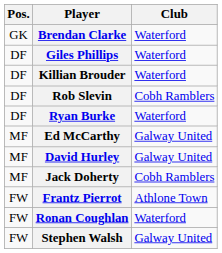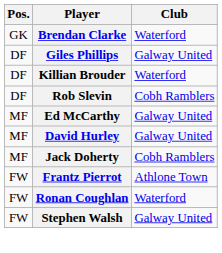(160, 55) Waterford -> (173, 55) Galway United
- row: (82, 116)
